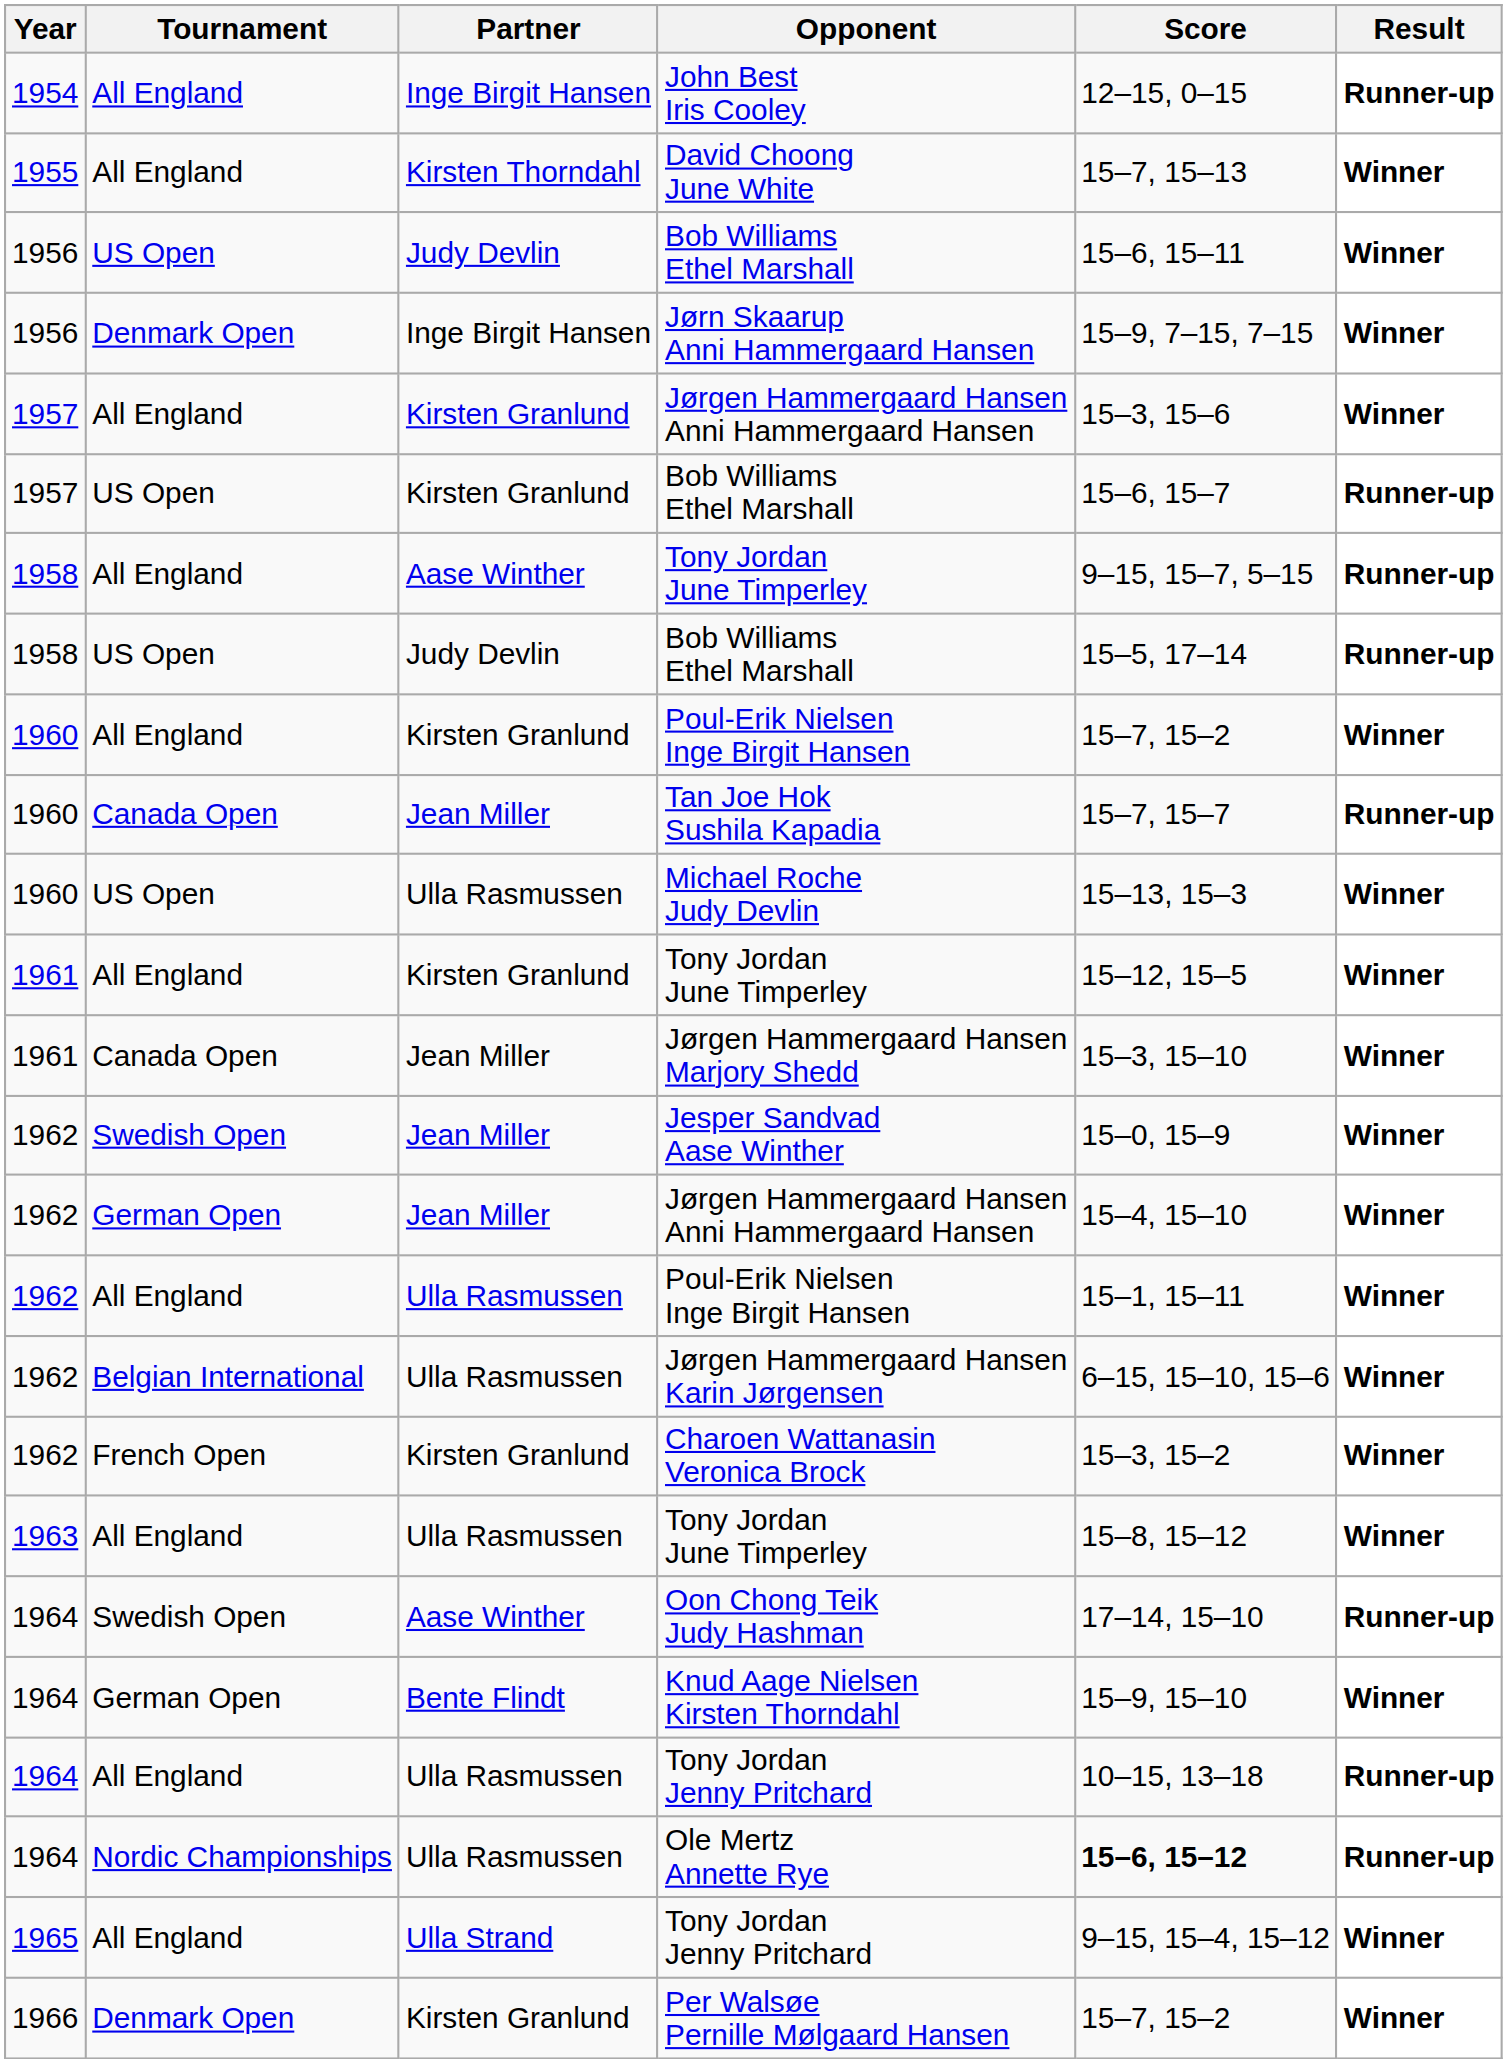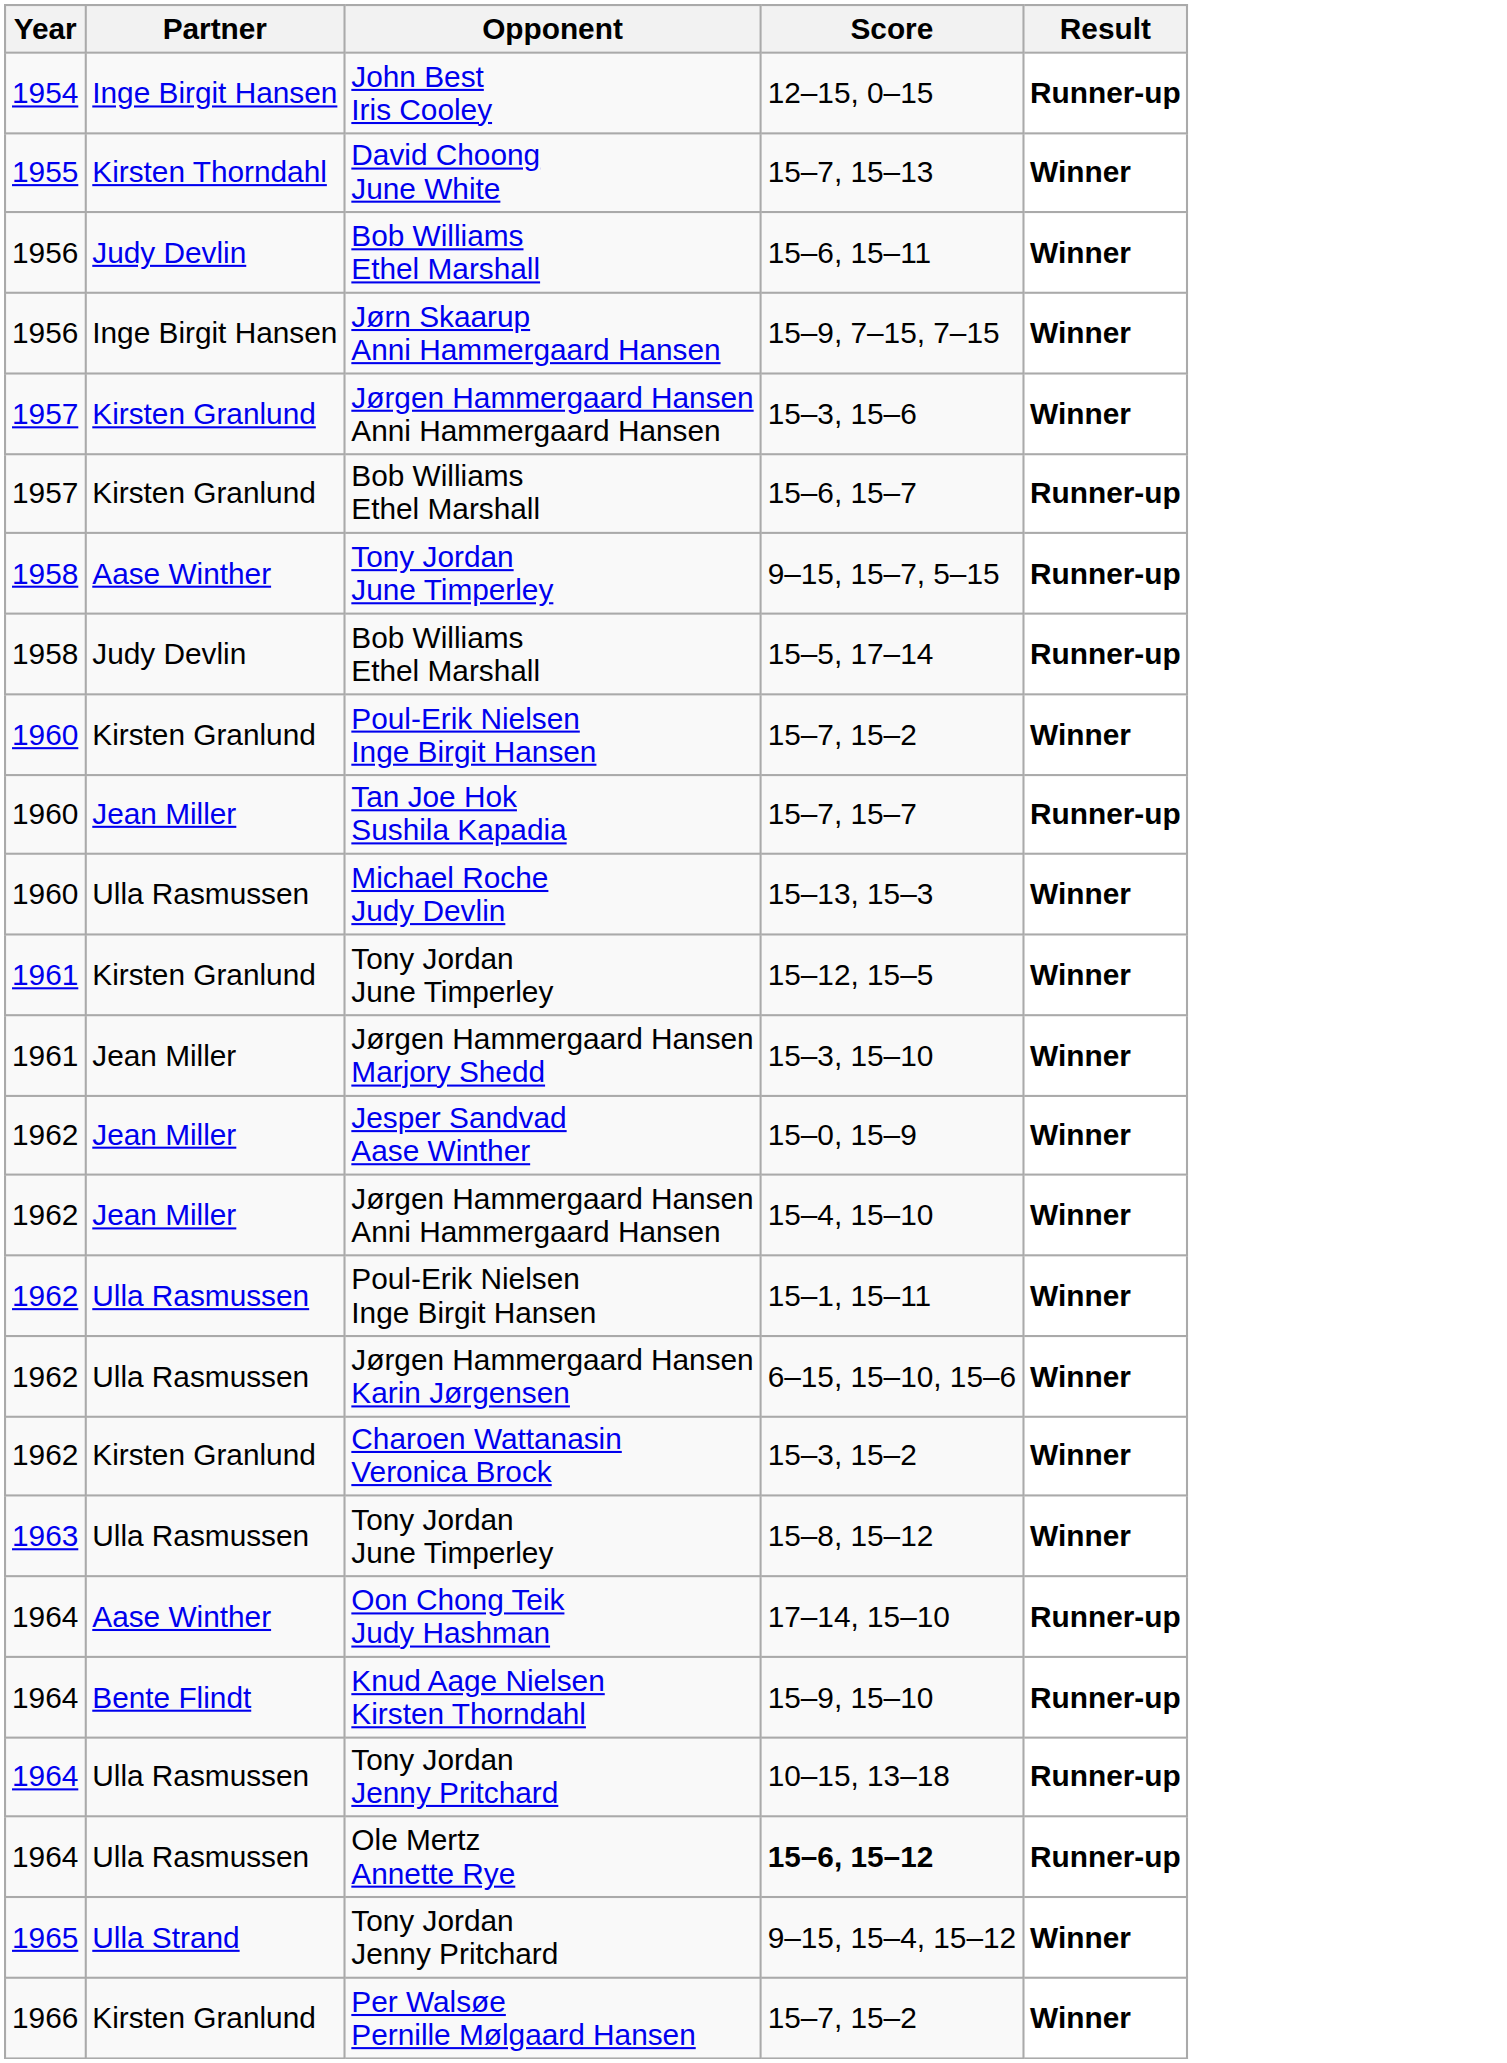- column: (242, 29)
(1394, 1697) Winner -> (1105, 1697) Runner-up
